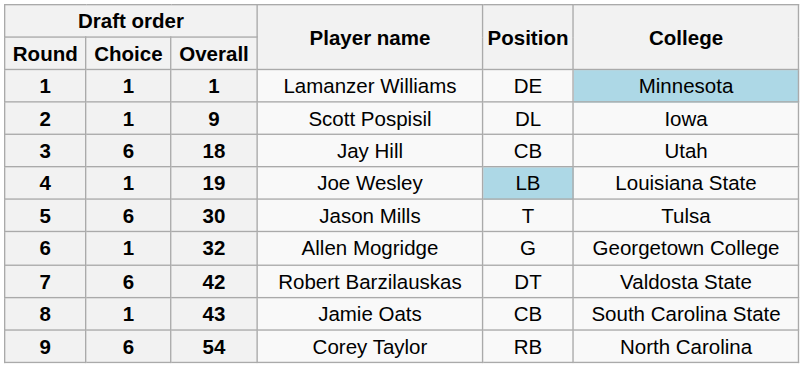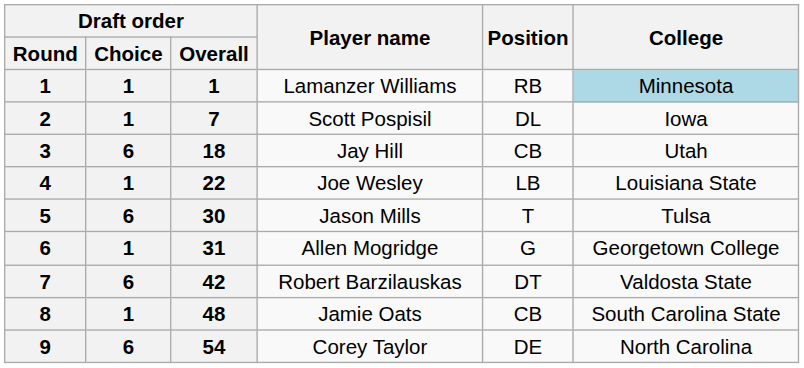(528, 86) DE -> (528, 86) RB
(214, 119) 9 -> (214, 119) 7
(214, 184) 19 -> (214, 184) 22
(528, 184) lightblue background -> (528, 184) no background
(214, 248) 32 -> (214, 248) 31
(214, 313) 43 -> (214, 313) 48
(528, 346) RB -> (528, 346) DE
